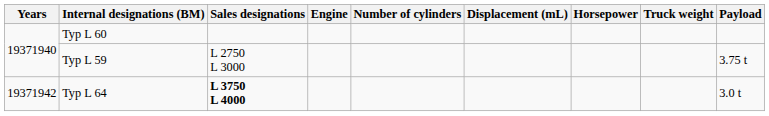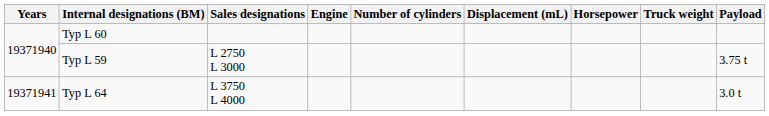(32, 93) 19371942 -> (32, 93) 19371941
(228, 93) bold -> (228, 93) normal
